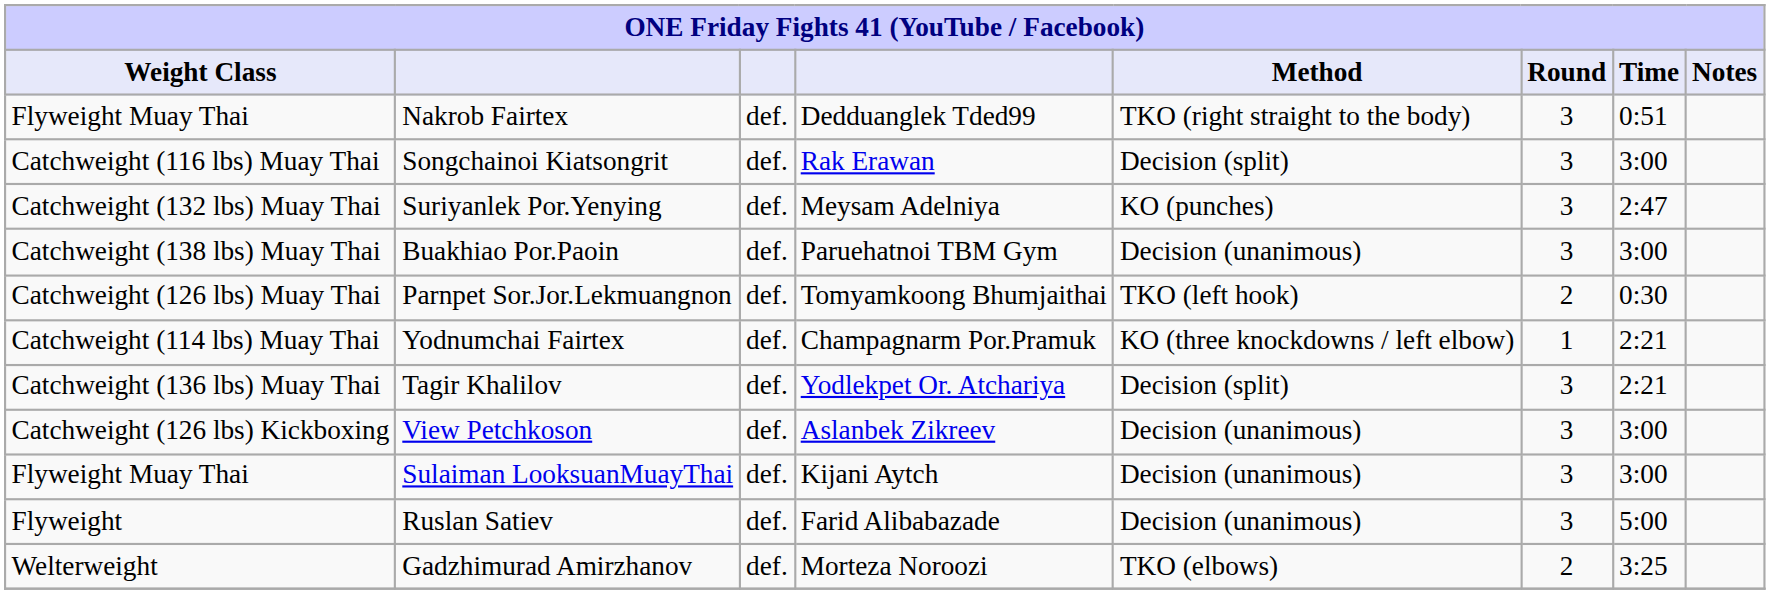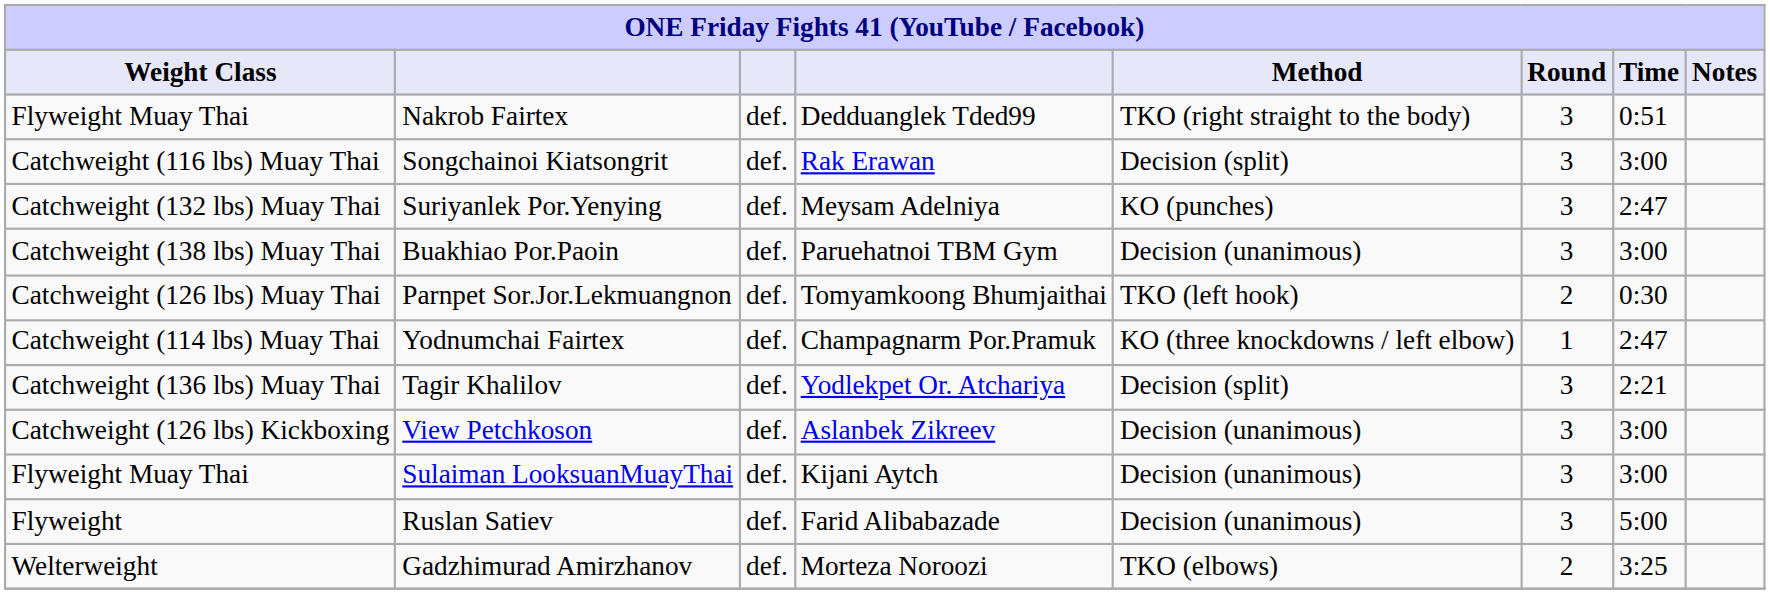(1643, 341) 2:21 -> (1643, 341) 2:47
